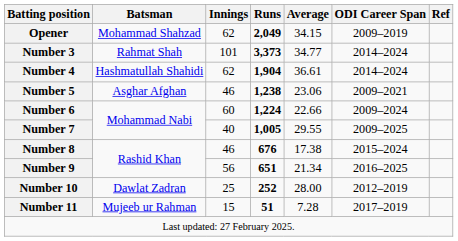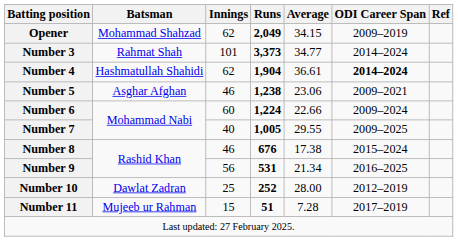(380, 71) normal -> (380, 71) bold
(267, 168) 651 -> (267, 168) 531
